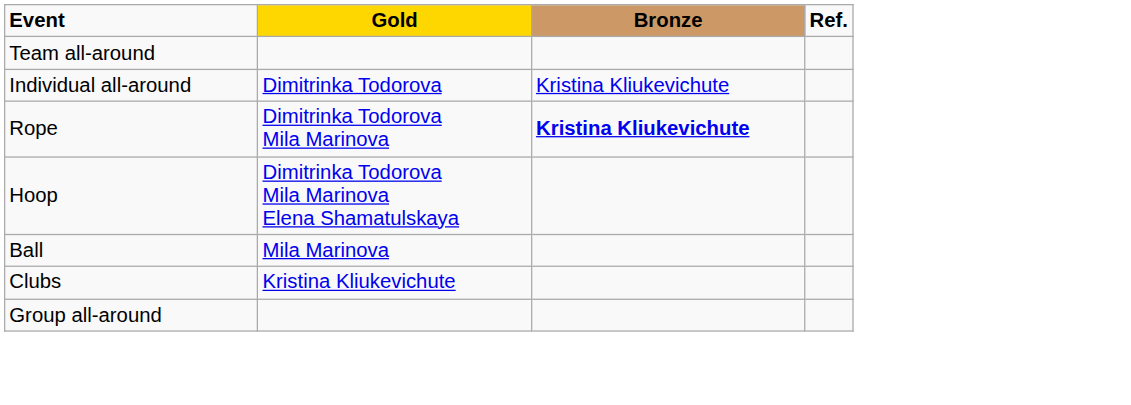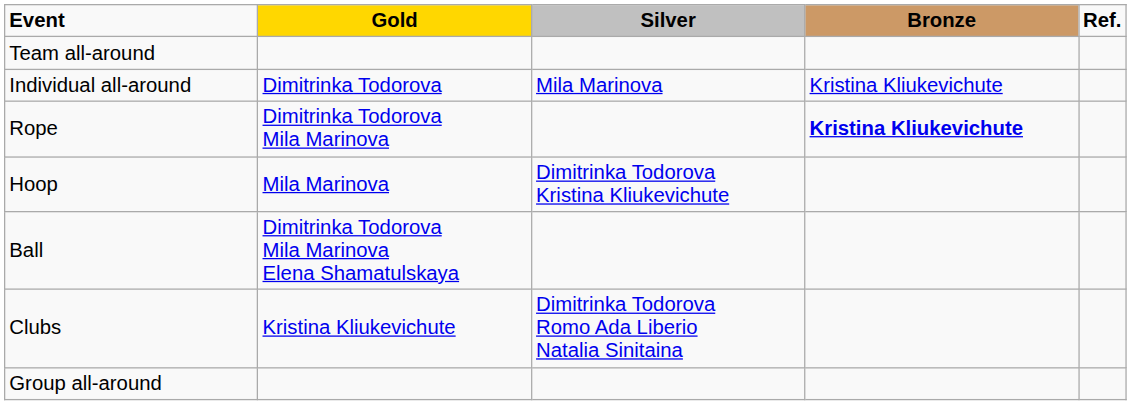+ column: (668, 20)
(361, 195) Dimitrinka Todorova Mila Marinova Elena Shamatulskaya -> (326, 183) Mila Marinova
(326, 250) Mila Marinova -> (361, 250) Dimitrinka Todorova Mila Marinova Elena Shamatulskaya
